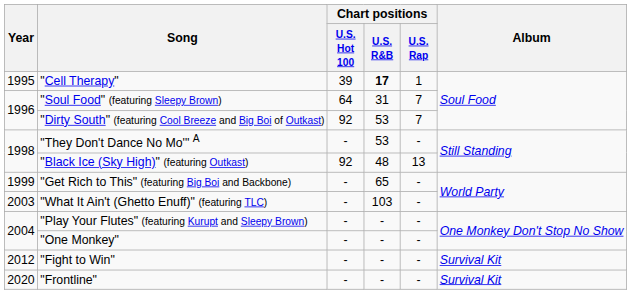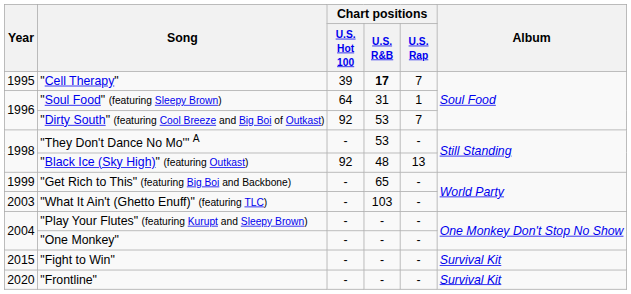(419, 81) 1 -> (419, 81) 7
(419, 100) 7 -> (419, 100) 1
(21, 260) 2012 -> (21, 260) 2015
